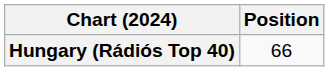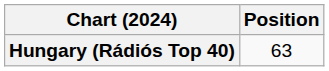(282, 50) 66 -> (282, 50) 63
